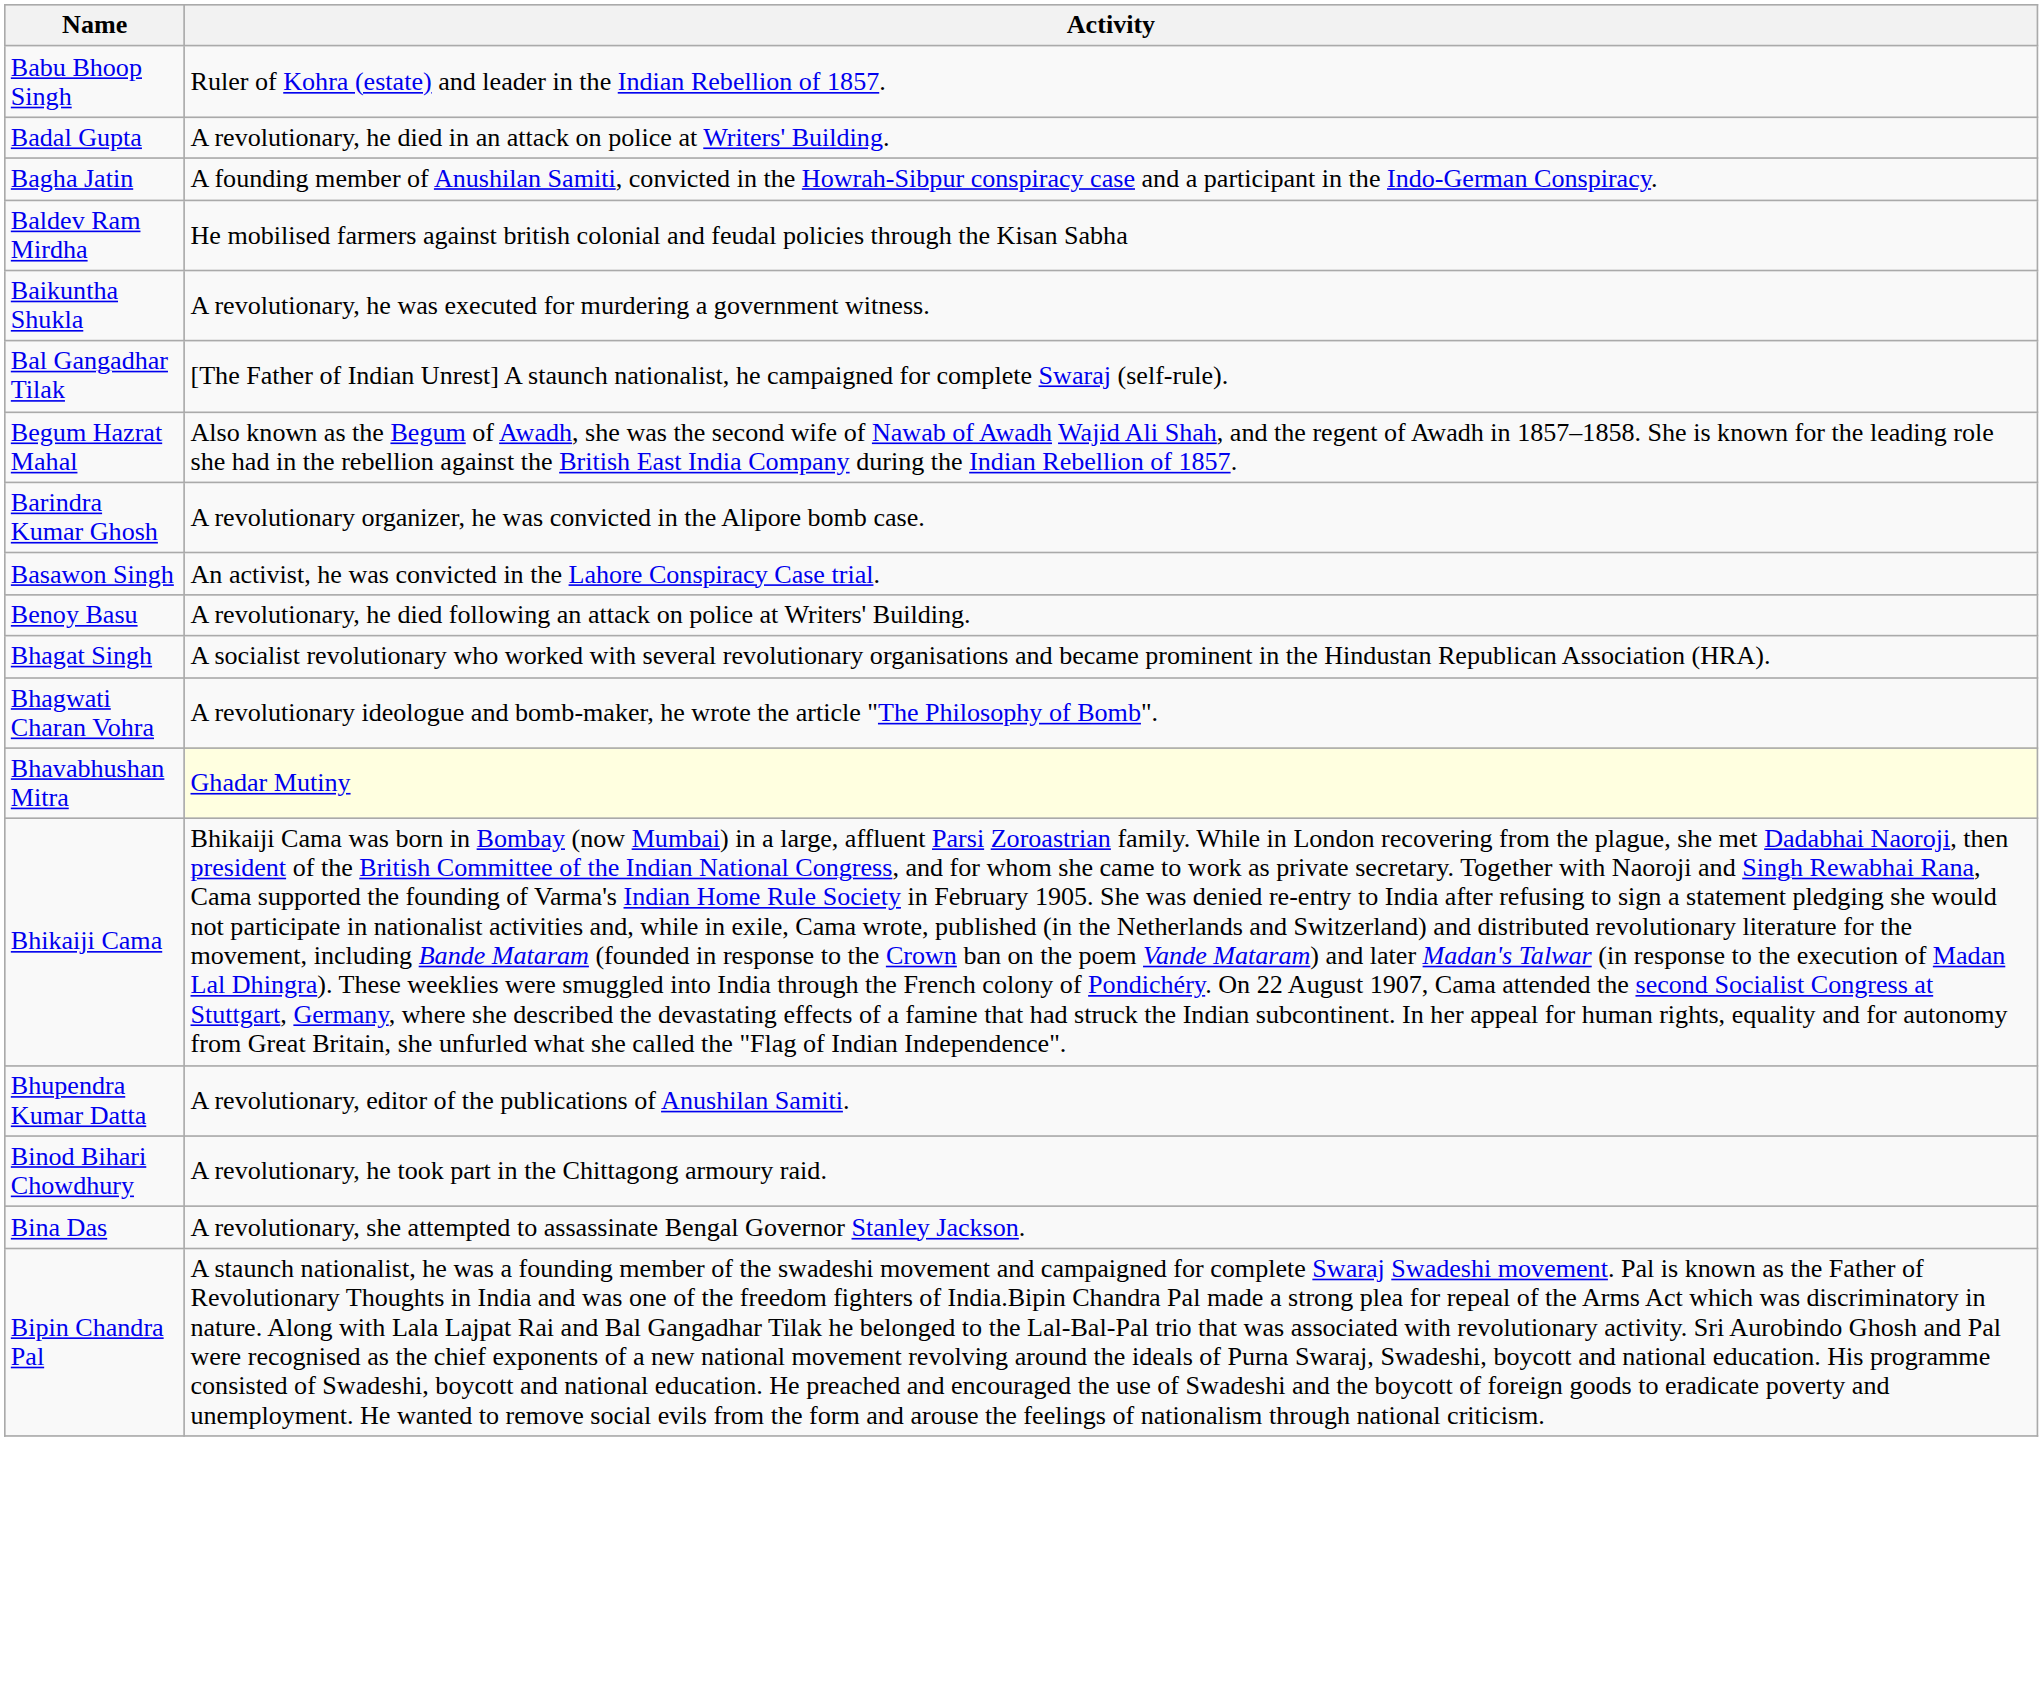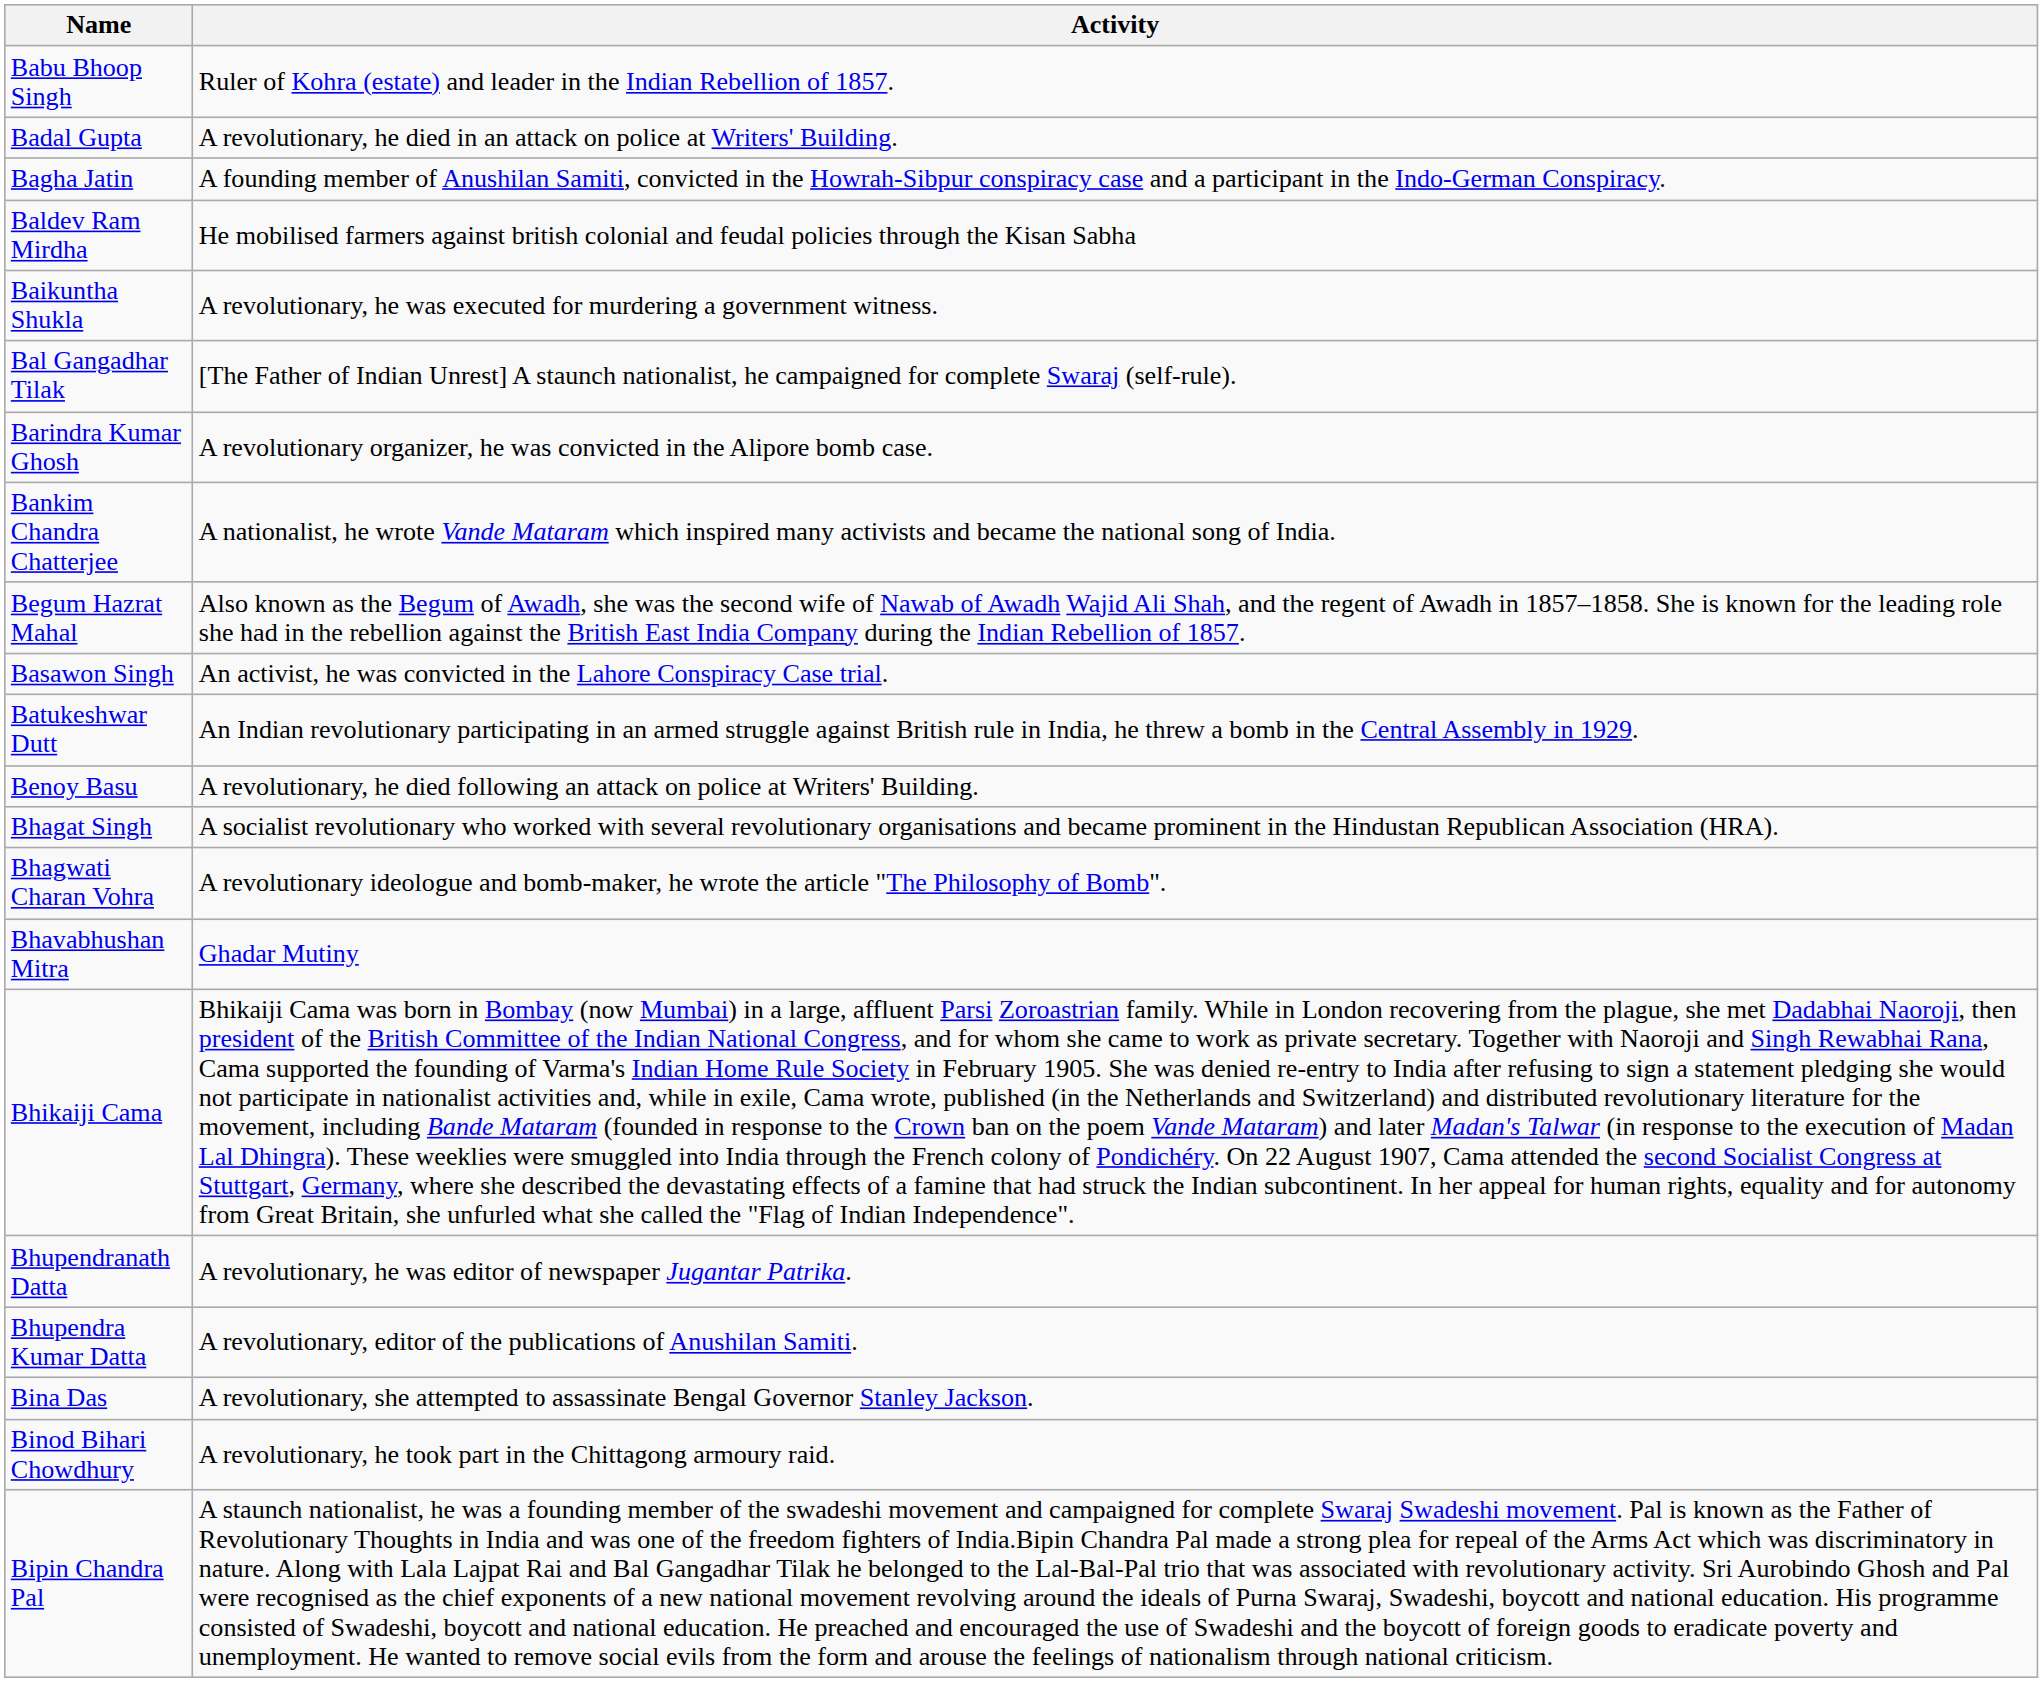rows swapped: (87, 446) <-> (84, 517)
+ row: (64, 532)
+ row: (79, 729)
(271, 782) lightyellow background -> (279, 953) no background
+ row: (90, 1271)
rows swapped: (59, 1227) <-> (79, 1171)
